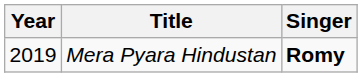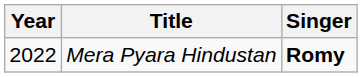(33, 54) 2019 -> (33, 54) 2022
